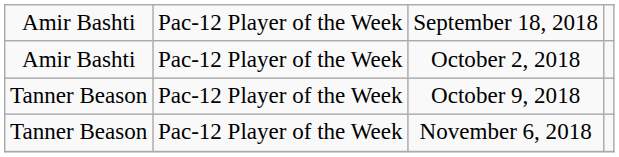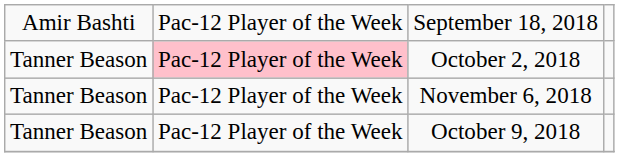(79, 59) Amir Bashti -> (79, 59) Tanner Beason
(280, 59) no background -> (280, 59) pink background
rows swapped: (506, 95) <-> (506, 132)
